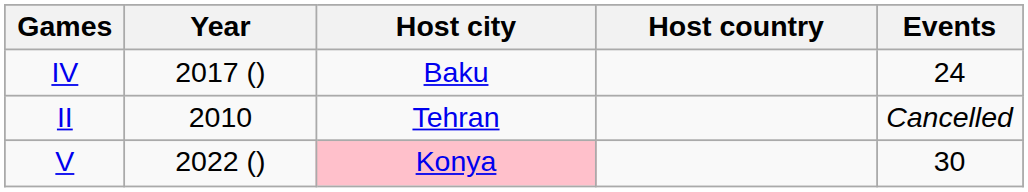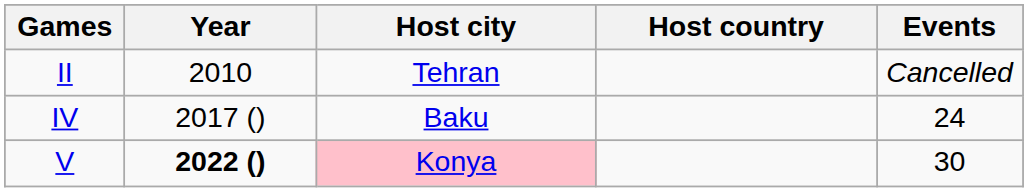rows swapped: (65, 117) <-> (65, 72)
(220, 162) normal -> (220, 162) bold
